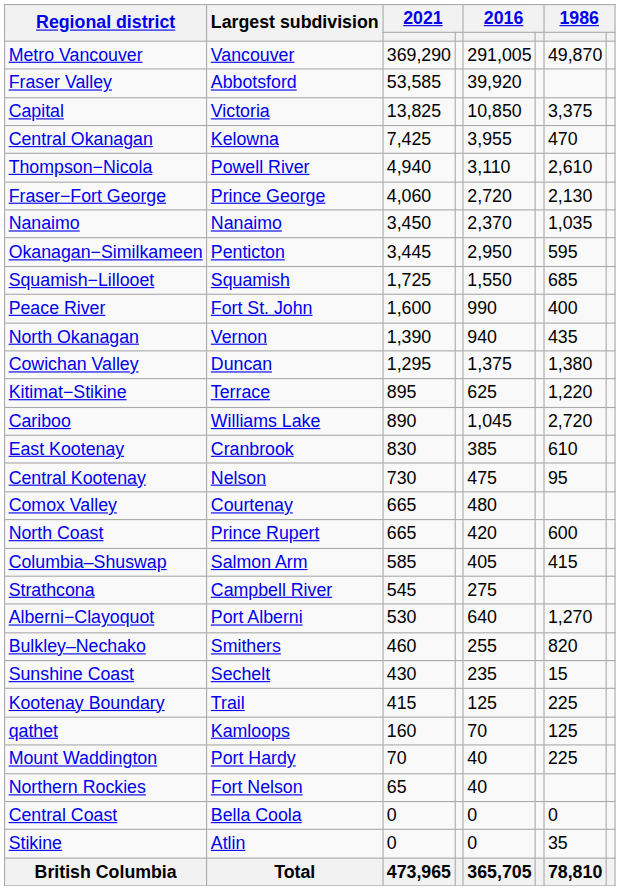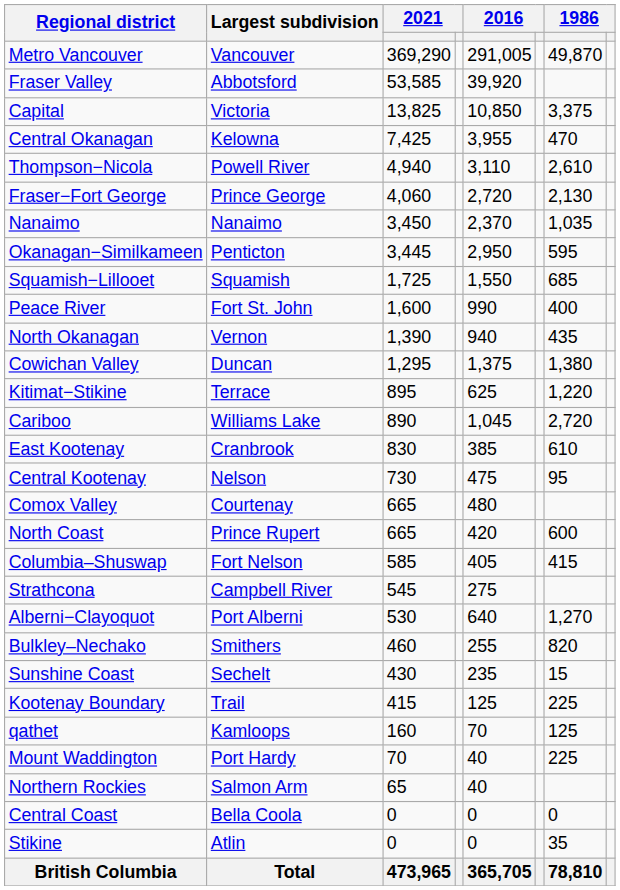(259, 561) Salmon Arm -> (257, 561) Fort Nelson
(257, 787) Fort Nelson -> (259, 787) Salmon Arm
